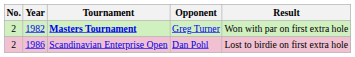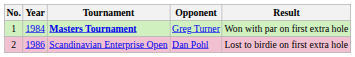(14, 28) 2 -> (14, 28) 1
(35, 28) 1982 -> (35, 28) 1984
